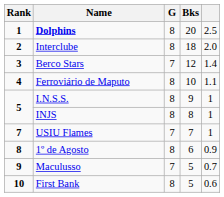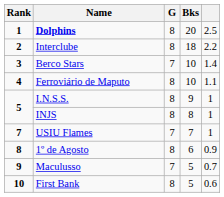(210, 47) 2.0 -> (210, 47) 2.2
(191, 64) 12 -> (191, 64) 10
